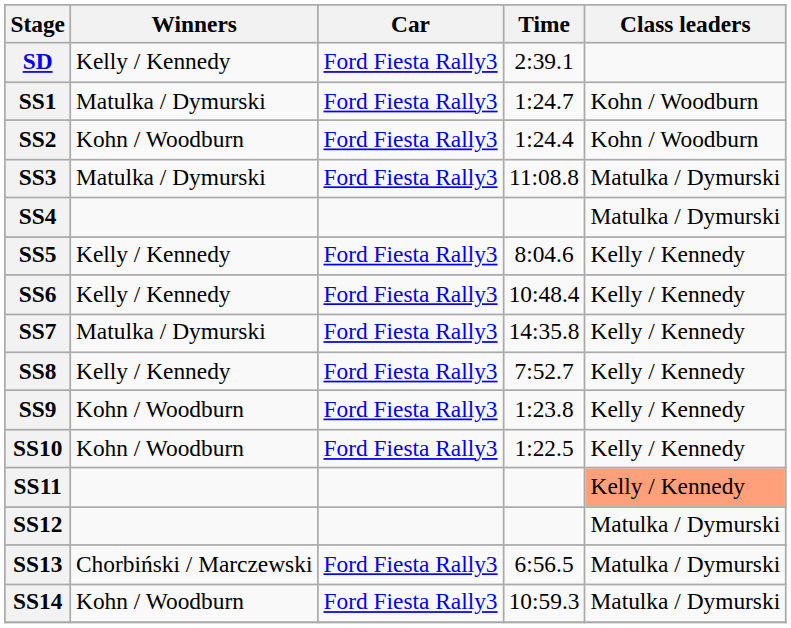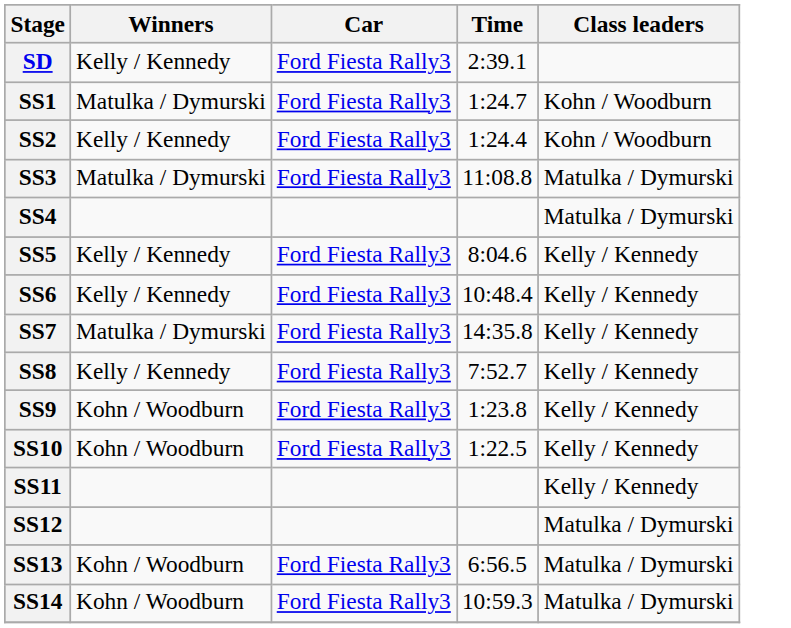(160, 139) Kohn / Woodburn -> (153, 139) Kelly / Kennedy
(668, 486) lightsalmon background -> (621, 486) no background
(194, 563) Chorbiński / Marczewski -> (160, 563) Kohn / Woodburn
